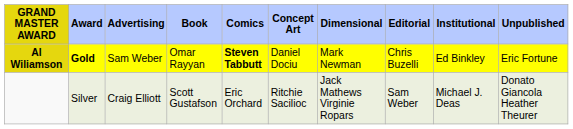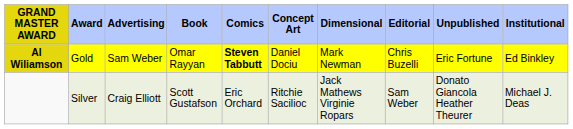columns swapped: (466, 24) <-> (533, 24)
(83, 58) bold -> (82, 58) normal
